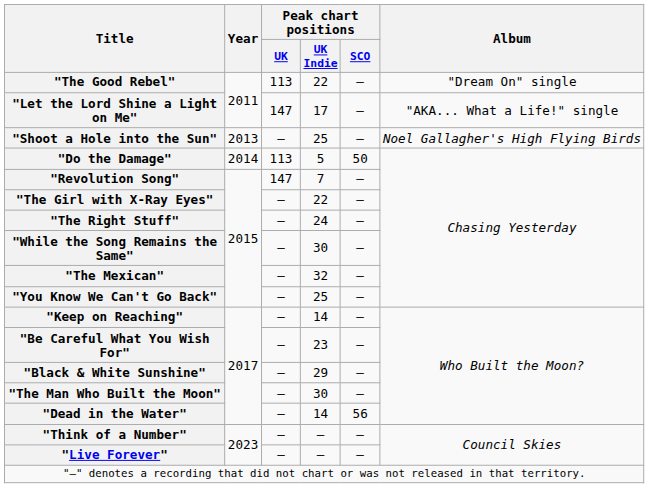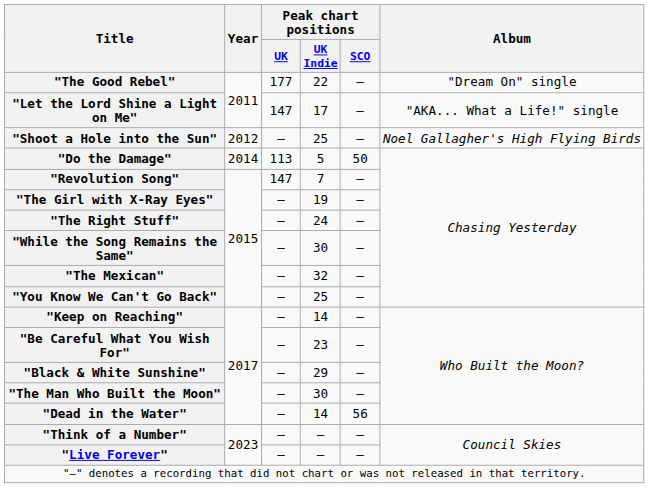(281, 83) 113 -> (281, 83) 177
(243, 138) 2013 -> (243, 138) 2012
(321, 200) 22 -> (321, 200) 19
